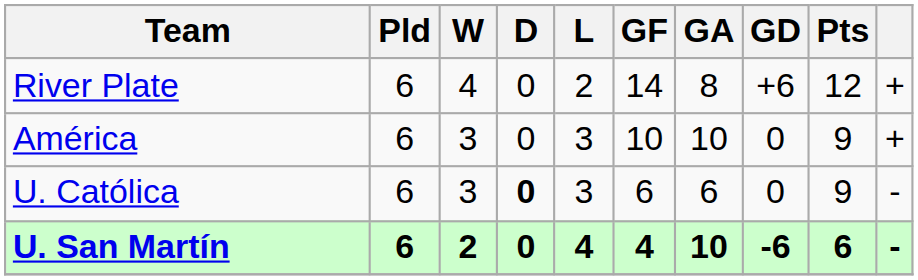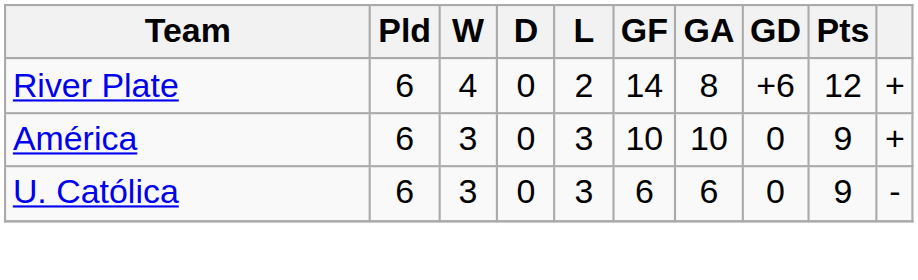(526, 192) bold -> (526, 192) normal
- row: (121, 246)
